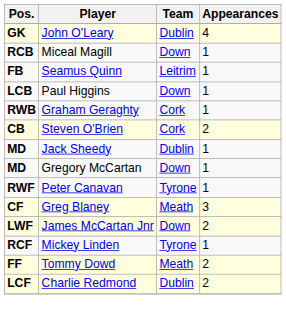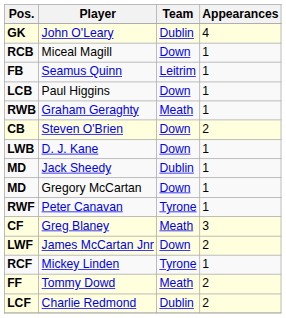(172, 110) Cork -> (176, 110) Meath
(172, 129) Cork -> (175, 129) Down
+ row: (70, 149)
